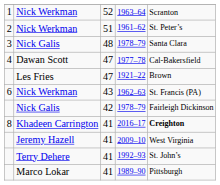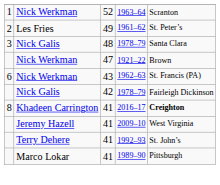(47, 28) Nick Werkman -> (35, 28) Les Fries
(108, 28) 51 -> (108, 28) 49
- row: (9, 60)
(35, 76) Les Fries -> (47, 60) Nick Werkman
